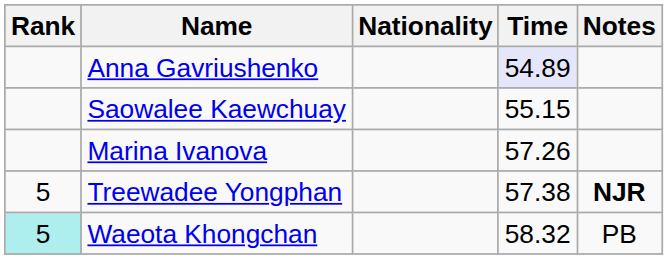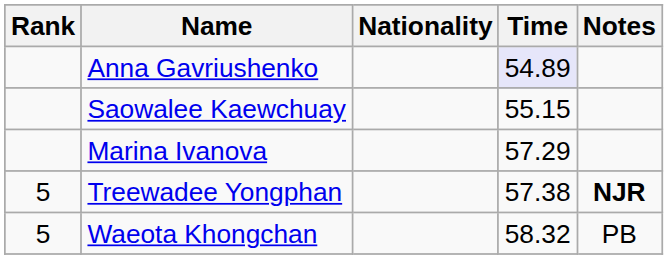(538, 151) 57.26 -> (538, 151) 57.29
(43, 234) paleturquoise background -> (43, 234) no background
